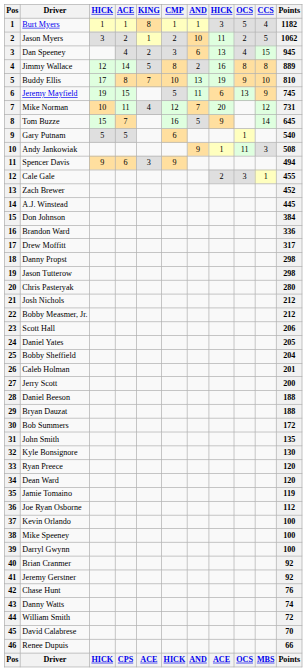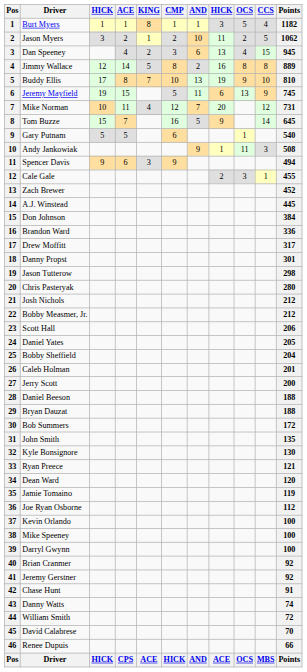(289, 260) 298 -> (289, 260) 301
(289, 467) 120 -> (289, 467) 121
(289, 591) 76 -> (289, 591) 91
